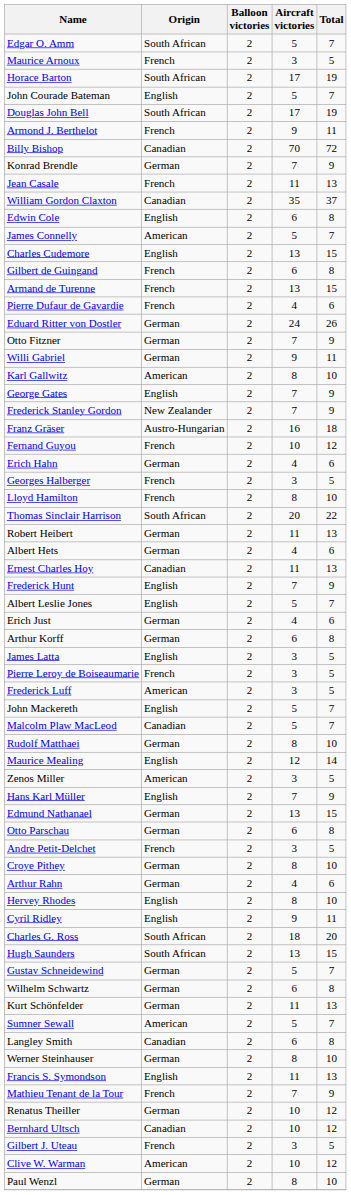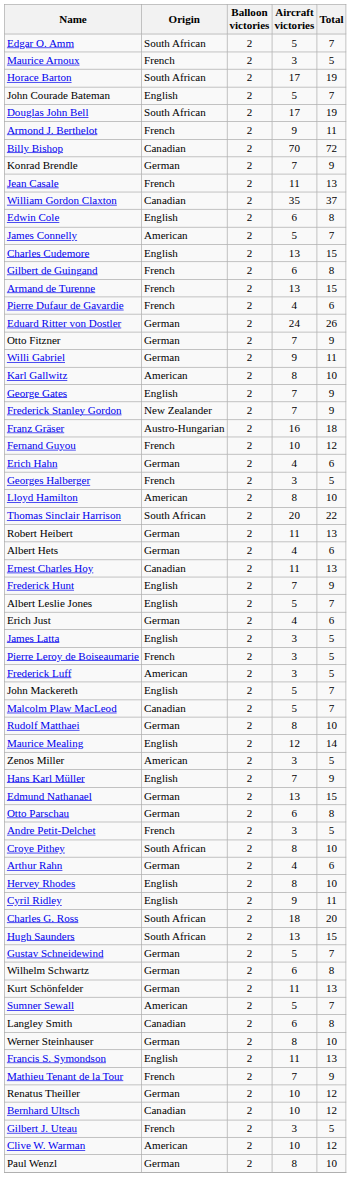(159, 498) French -> (166, 498) American
- row: (35, 638)
(162, 866) German -> (175, 848) South African
